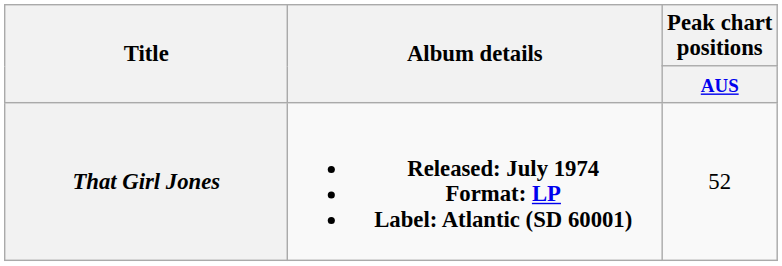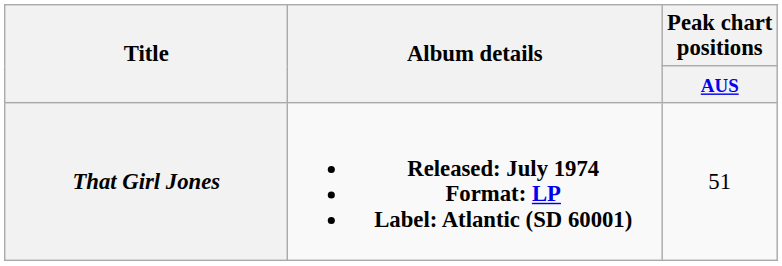(720, 181) 52 -> (720, 181) 51
